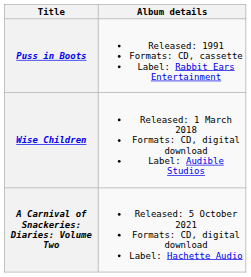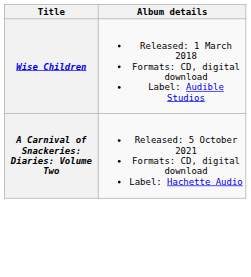- row: (51, 56)
